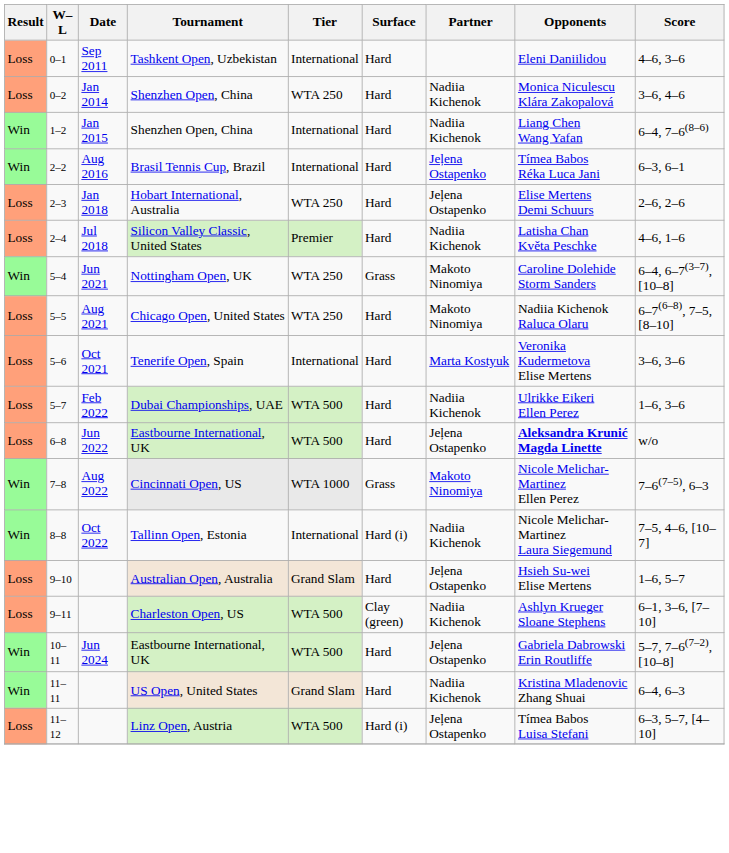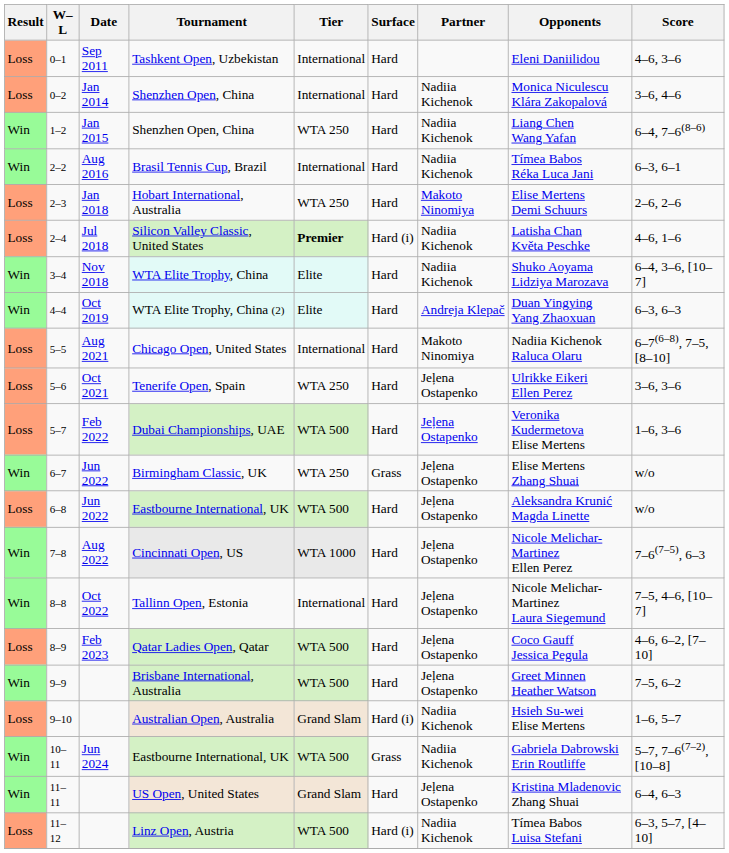(317, 94) WTA 250 -> (331, 94) International
(325, 130) International -> (323, 130) WTA 250
(458, 166) Jeļena Ostapenko -> (447, 166) Nadiia Kichenok
(458, 202) Jeļena Ostapenko -> (447, 202) Makoto Ninomiya
(312, 238) normal -> (320, 238) bold
(378, 238) Hard -> (392, 238) Hard (i)
+ row: (58, 275)
+ row: (58, 311)
- row: (58, 277)
(317, 315) WTA 250 -> (331, 348) International
(325, 361) International -> (323, 386) WTA 250
(469, 361) Marta Kostyuk -> (449, 386) Jeļena Ostapenko
(555, 361) Veronika Kudermetova Elise Mertens -> (550, 386) Ulrikke Eikeri Ellen Perez
(455, 404) Nadiia Kichenok -> (449, 429) Jeļena Ostapenko
(556, 404) Ulrikke Eikeri Ellen Perez -> (548, 429) Veronika Kudermetova Elise Mertens
+ row: (58, 473)
(573, 440) bold -> (562, 509) normal
(380, 484) Grass -> (385, 552) Hard
(456, 484) Makoto Ninomiya -> (449, 552) Jeļena Ostapenko
(386, 535) Hard (i) -> (385, 603) Hard
(455, 535) Nadiia Kichenok -> (449, 603) Jeļena Ostapenko
+ row: (58, 647)
+ row: (58, 683)
(378, 578) Hard -> (392, 718) Hard (i)
(458, 578) Jeļena Ostapenko -> (447, 718) Nadiia Kichenok
- row: (61, 615)
(378, 652) Hard -> (386, 756) Grass
(458, 652) Jeļena Ostapenko -> (447, 756) Nadiia Kichenok
(455, 690) Nadiia Kichenok -> (449, 794) Jeļena Ostapenko
(458, 726) Jeļena Ostapenko -> (447, 830) Nadiia Kichenok
